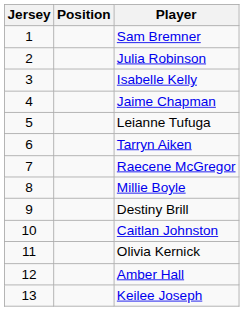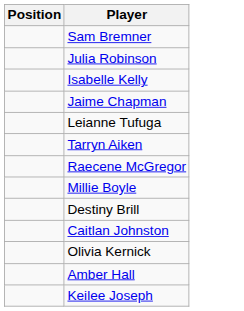- column: (29, 15)
